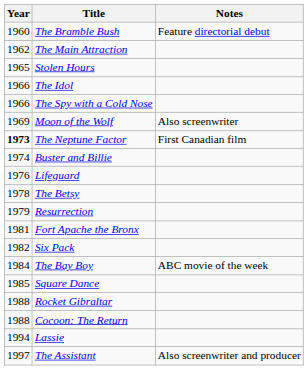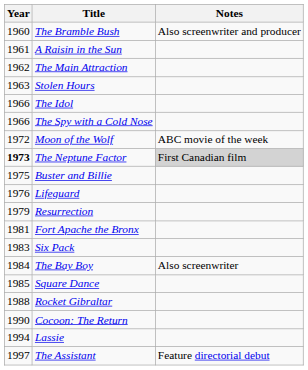(214, 31) Feature directorial debut -> (229, 31) Also screenwriter and producer
+ row: (78, 49)
(18, 67) 1965 -> (18, 85) 1963
(18, 121) 1969 -> (18, 139) 1972
(198, 121) Also screenwriter -> (213, 139) ABC movie of the week
(202, 139) no background -> (202, 157) lightgrey background
(18, 157) 1974 -> (18, 175) 1975
- row: (57, 193)
(18, 247) 1982 -> (18, 247) 1983
(213, 265) ABC movie of the week -> (198, 265) Also screenwriter
(18, 319) 1988 -> (18, 319) 1990
(229, 355) Also screenwriter and producer -> (214, 355) Feature directorial debut
